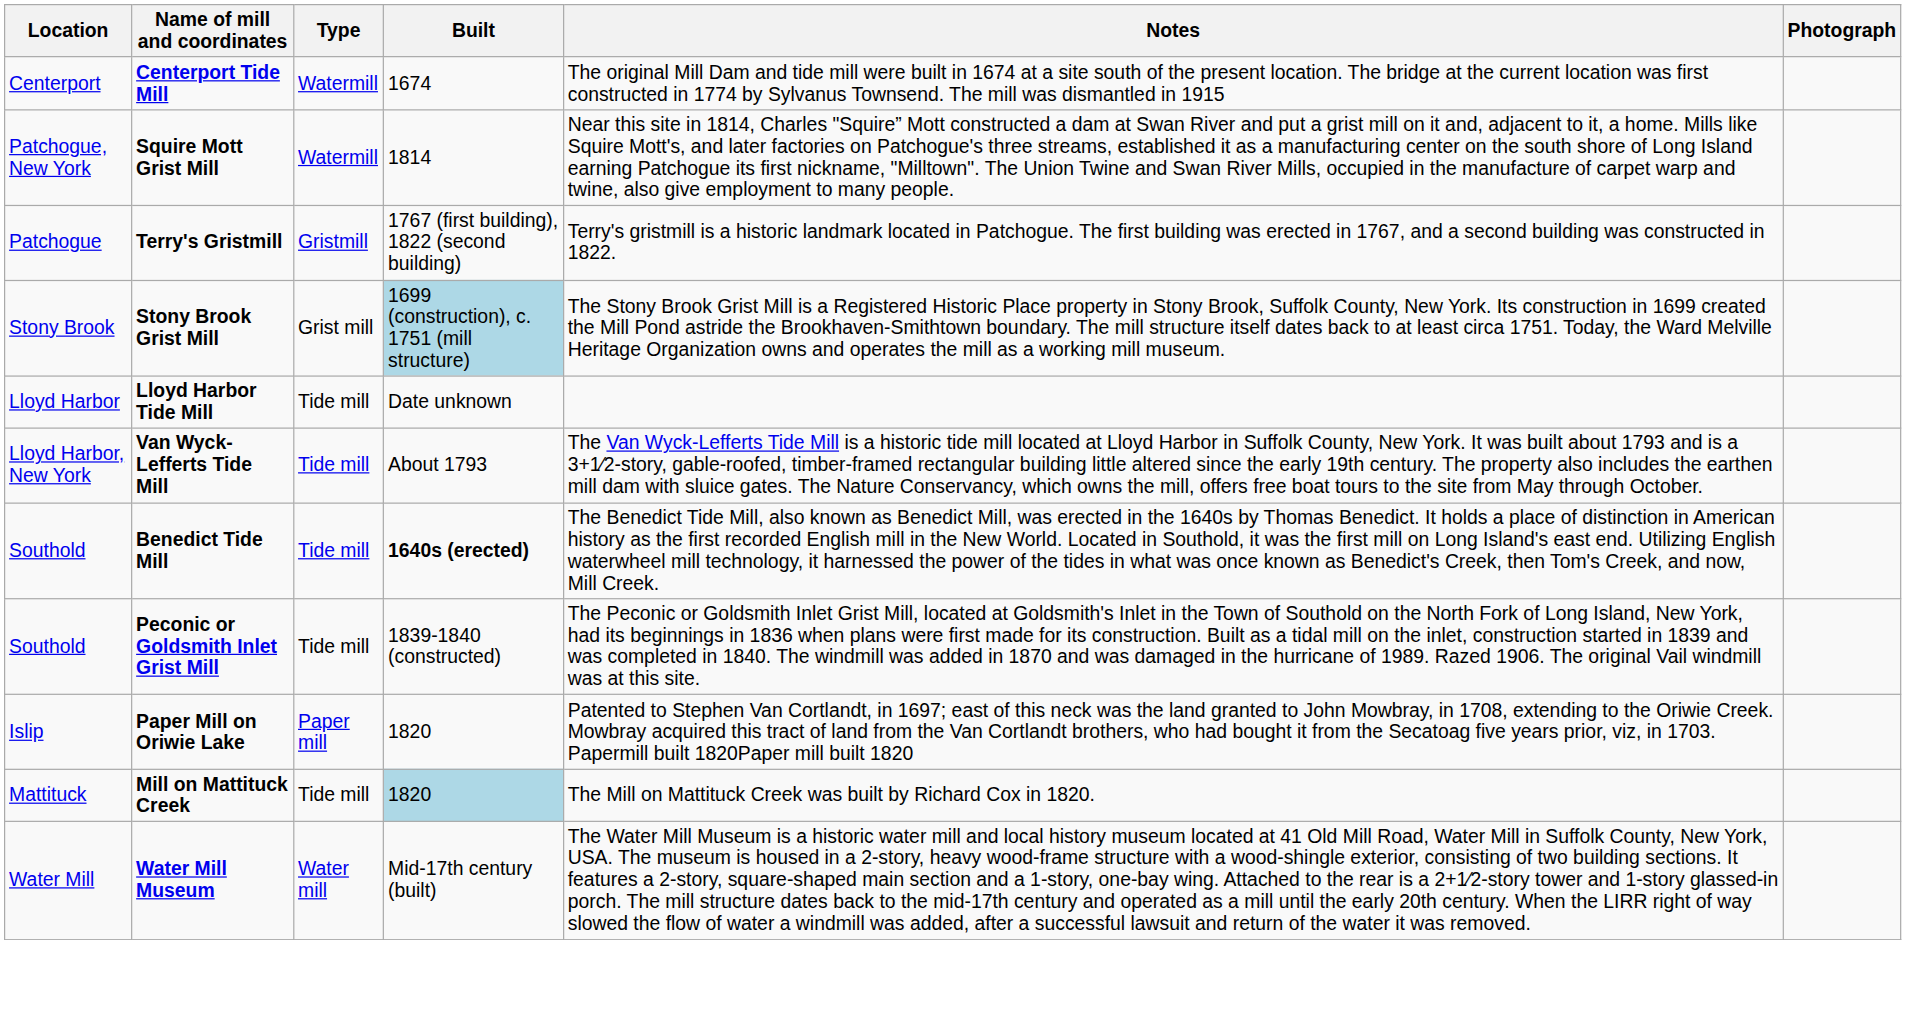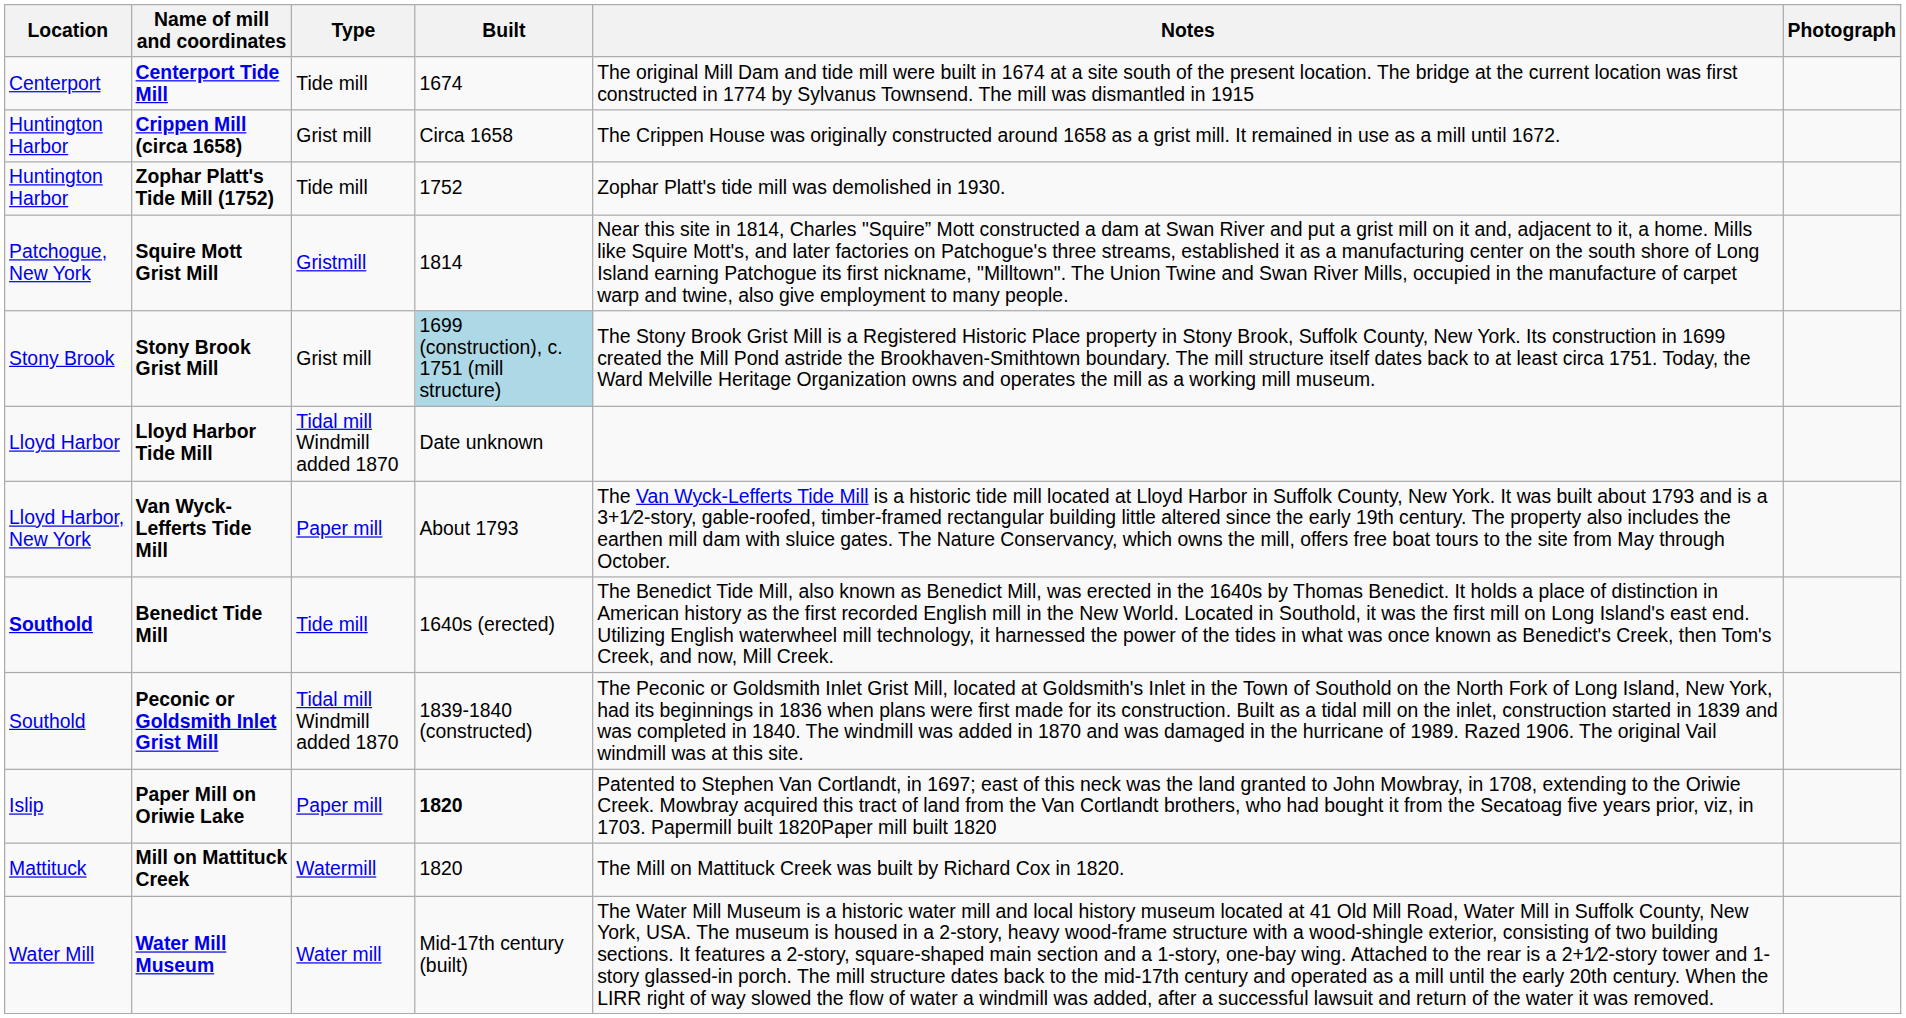(338, 83) Watermill -> (332, 83) Tide mill
+ row: (191, 135)
+ row: (205, 188)
(338, 157) Watermill -> (331, 262) Gristmill
- row: (209, 242)
(334, 402) Tide mill -> (347, 443) Tidal mill Windmill added 1870
(334, 465) Tide mill -> (339, 528) Paper mill
(47, 550) normal -> (51, 624) bold
(459, 550) bold -> (487, 624) normal
(334, 646) Tide mill -> (347, 720) Tidal mill Windmill added 1870
(410, 731) normal -> (441, 806) bold
(334, 795) Tide mill -> (336, 869) Watermill
(410, 795) lightblue background -> (441, 869) no background
